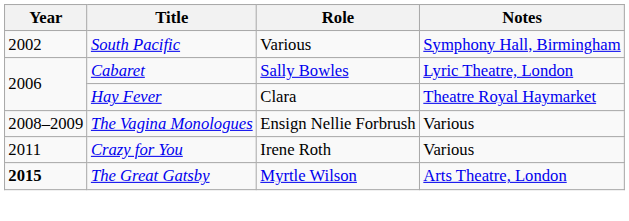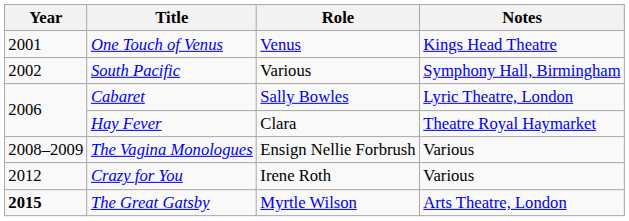+ row: (157, 44)
(25, 149) 2011 -> (25, 176) 2012
